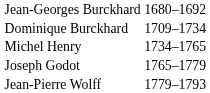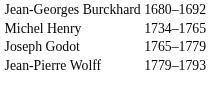- row: (66, 28)
